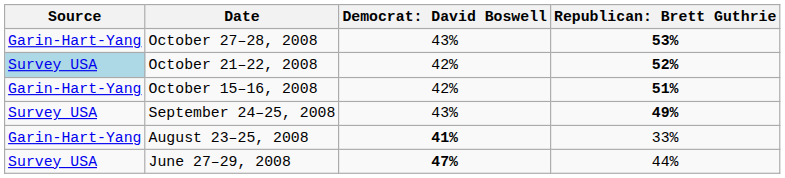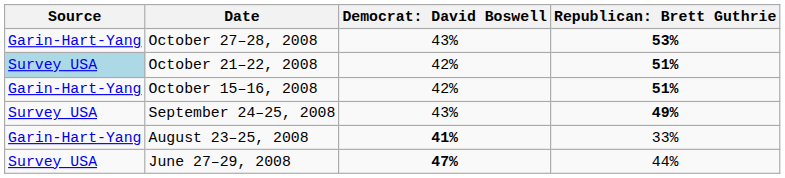(665, 65) 52% -> (665, 65) 51%
